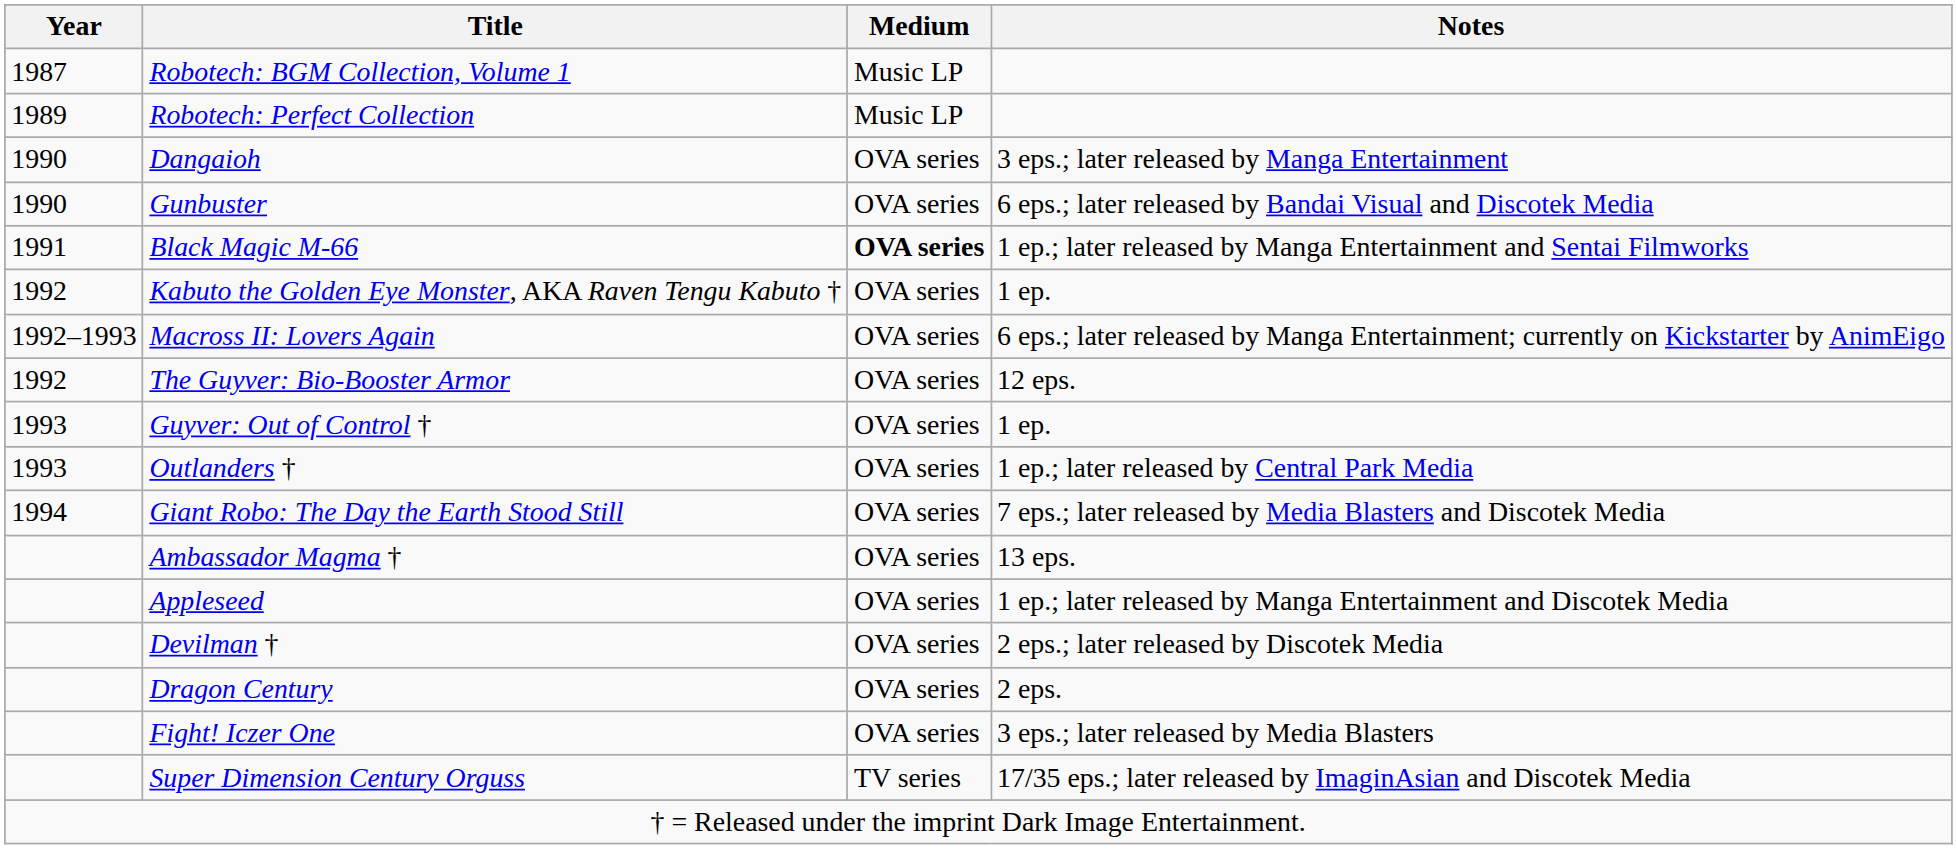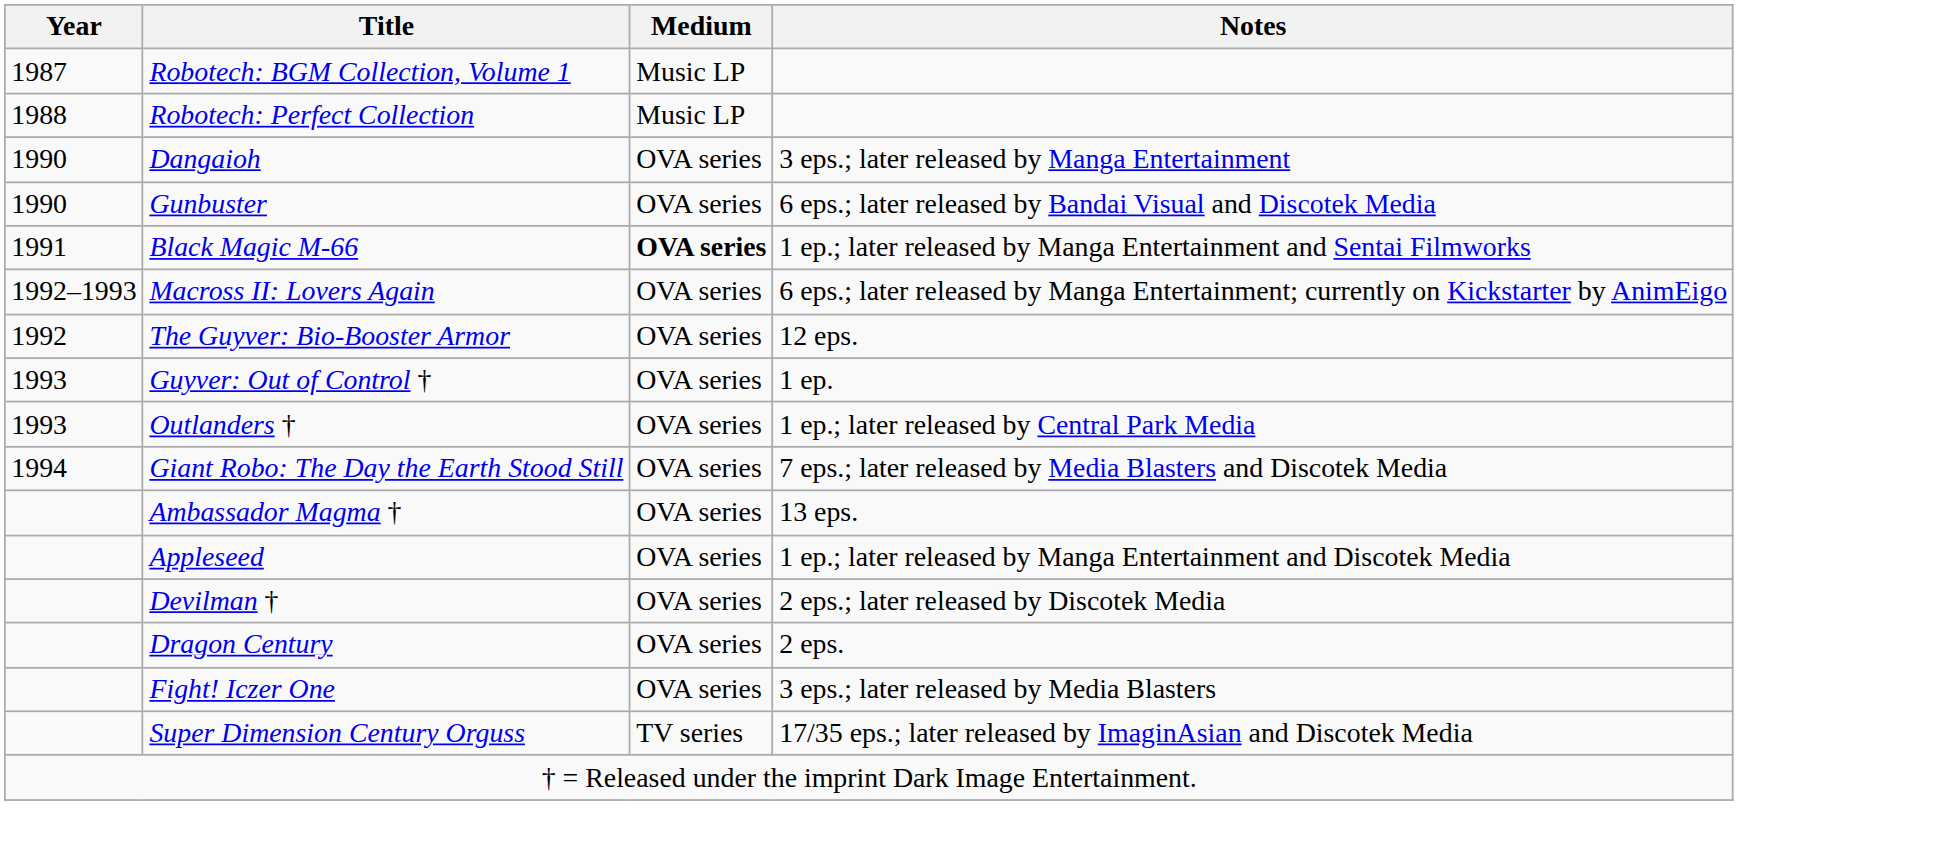(39, 114) 1989 -> (39, 114) 1988
- row: (495, 291)
